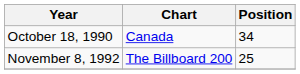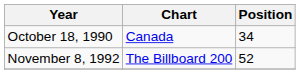(246, 58) 25 -> (246, 58) 52
